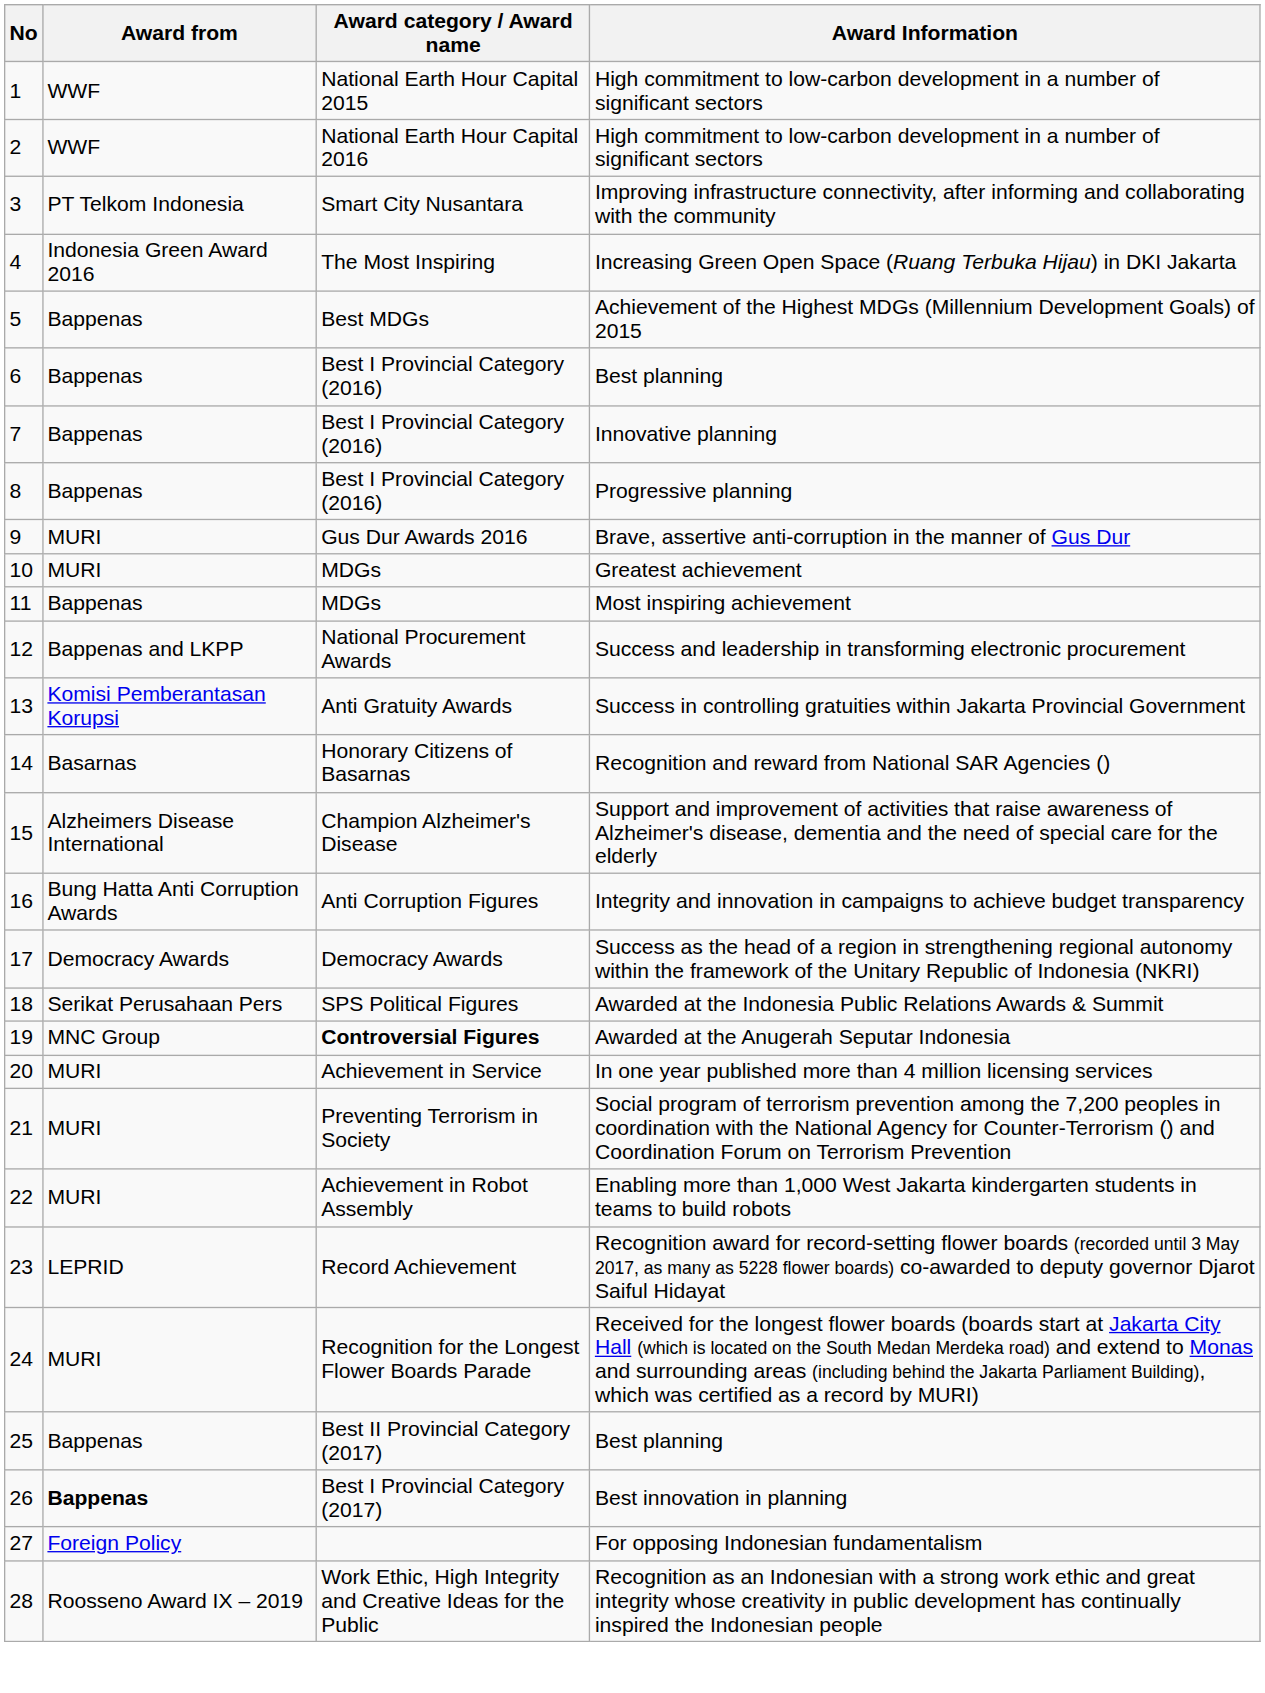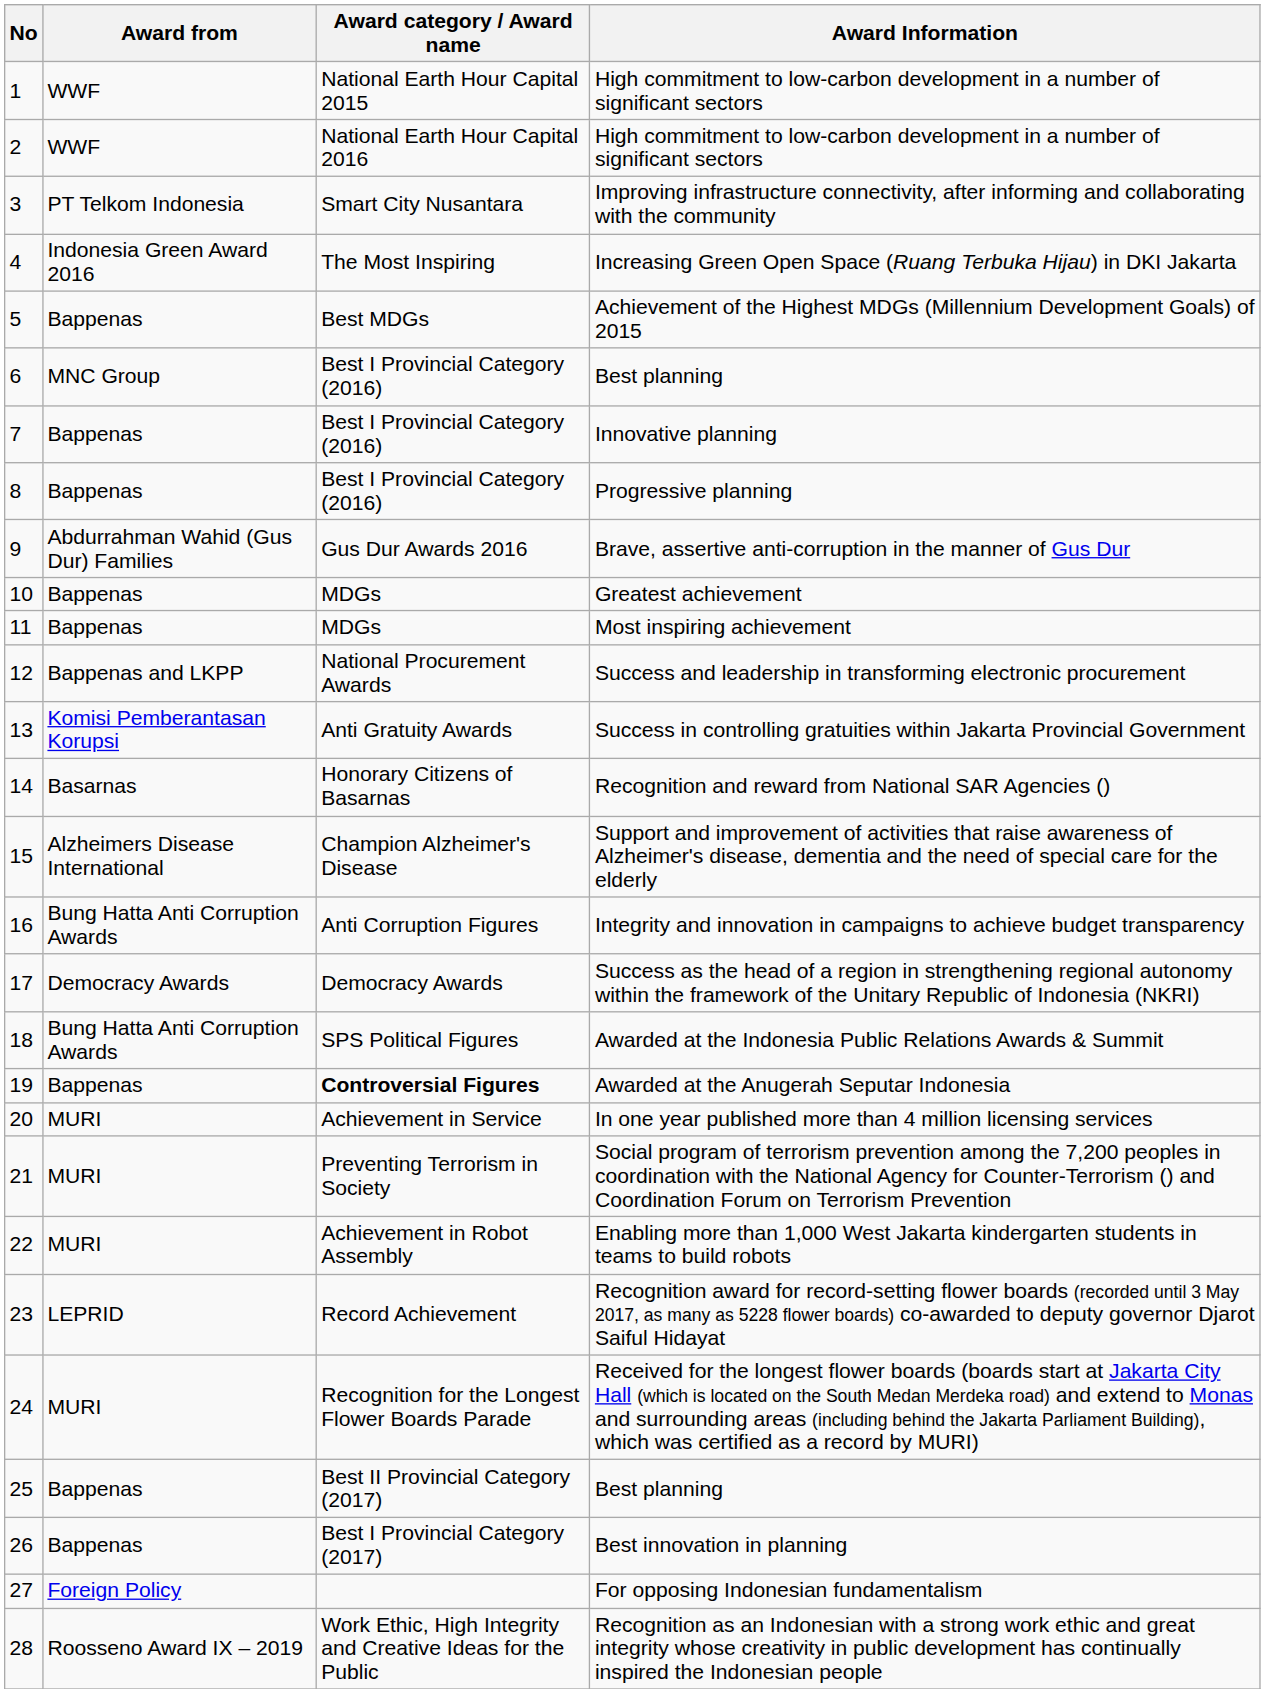(95, 376) Bappenas -> (104, 376) MNC Group
(74, 536) MURI -> (170, 548) Abdurrahman Wahid (Gus Dur) Families
(74, 570) MURI -> (95, 593) Bappenas
(165, 1004) Serikat Perusahaan Pers -> (173, 1039) Bung Hatta Anti Corruption Awards
(104, 1037) MNC Group -> (95, 1085) Bappenas
(98, 1497) bold -> (95, 1545) normal
